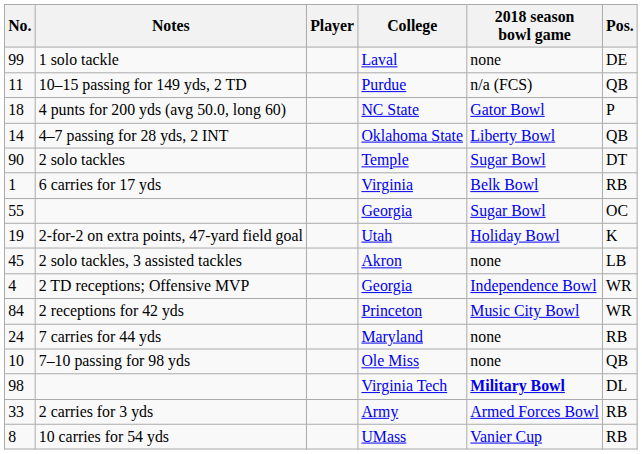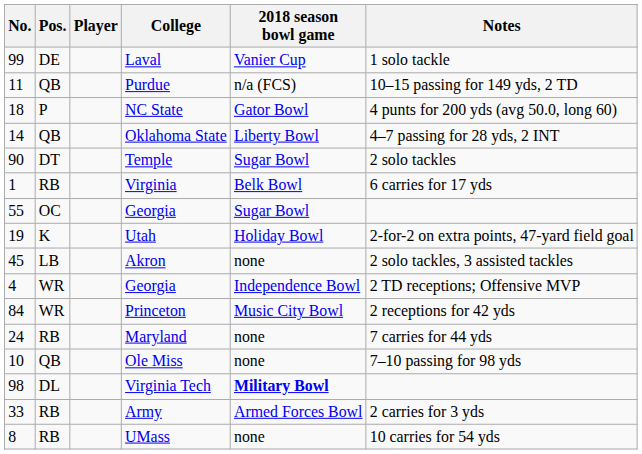columns swapped: (620, 25) <-> (171, 25)
(486, 60) none -> (270, 60) Vanier Cup
(506, 436) Vanier Cup -> (249, 436) none
